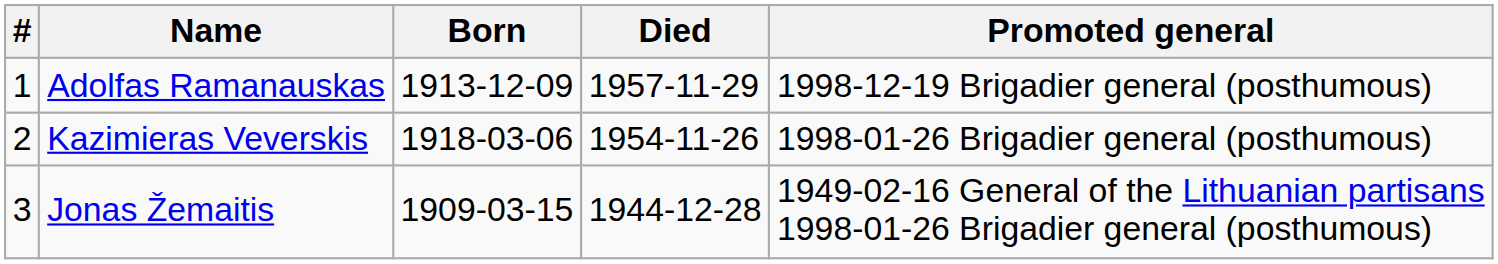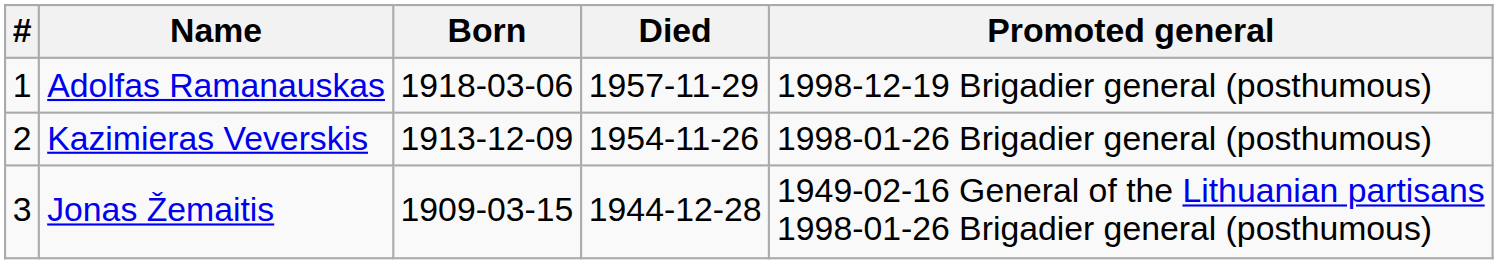(487, 84) 1913-12-09 -> (487, 84) 1918-03-06
(487, 138) 1918-03-06 -> (487, 138) 1913-12-09
